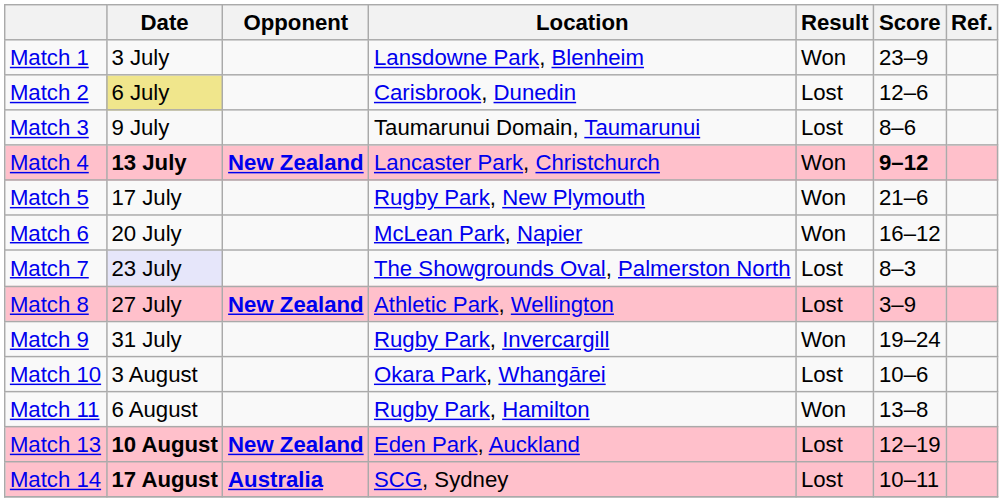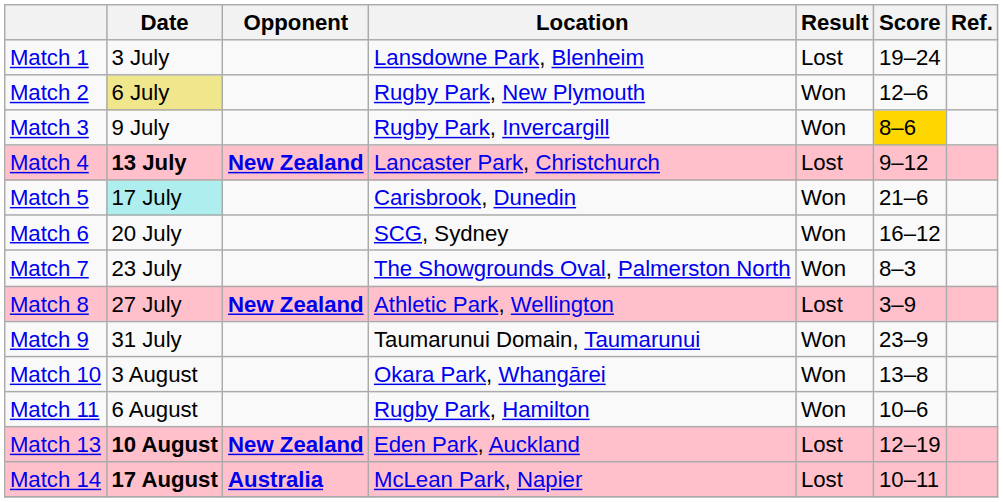(823, 58) Won -> (822, 58) Lost
(904, 58) 23–9 -> (910, 58) 19–24
(475, 93) Carisbrook, Dunedin -> (510, 93) Rugby Park, New Plymouth
(822, 93) Lost -> (823, 93) Won
(537, 128) Taumarunui Domain, Taumarunui -> (492, 128) Rugby Park, Invercargill
(822, 128) Lost -> (823, 128) Won
(897, 128) no background -> (897, 128) gold background
(823, 163) Won -> (822, 163) Lost
(904, 163) bold -> (904, 163) normal
(147, 198) no background -> (147, 198) paleturquoise background
(510, 198) Rugby Park, New Plymouth -> (475, 198) Carisbrook, Dunedin
(478, 233) McLean Park, Napier -> (441, 233) SCG, Sydney
(147, 268) lavender background -> (147, 268) no background
(822, 268) Lost -> (823, 268) Won
(492, 339) Rugby Park, Invercargill -> (537, 339) Taumarunui Domain, Taumarunui
(910, 339) 19–24 -> (904, 339) 23–9
(822, 374) Lost -> (823, 374) Won
(904, 374) 10–6 -> (904, 374) 13–8
(904, 409) 13–8 -> (904, 409) 10–6
(441, 479) SCG, Sydney -> (478, 479) McLean Park, Napier
